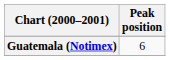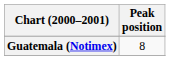(142, 45) 6 -> (142, 45) 8
